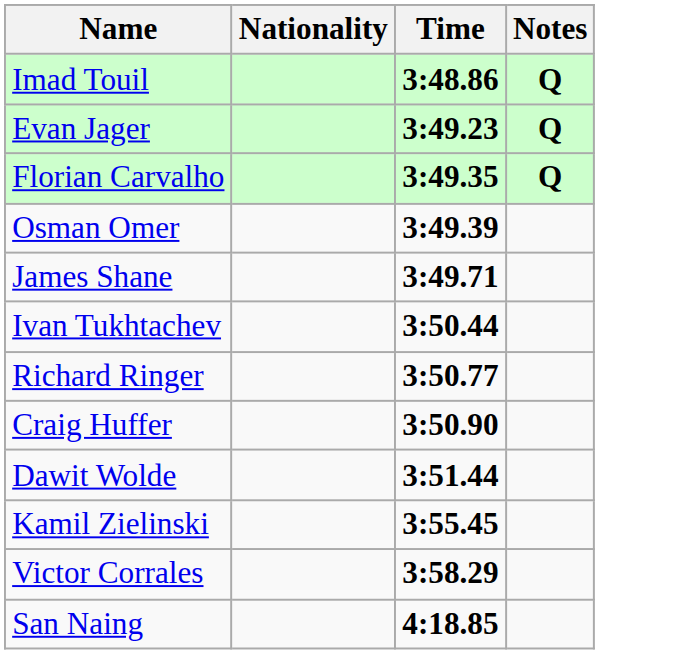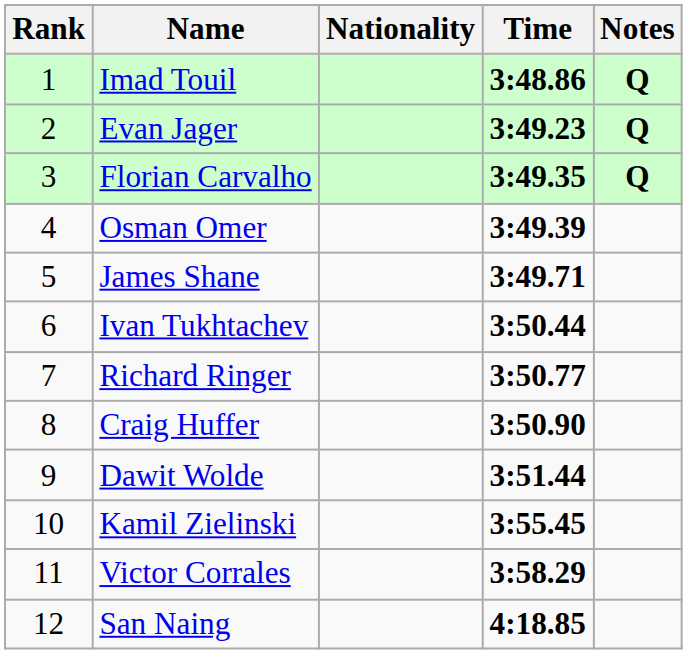+ column: (49, 29)
